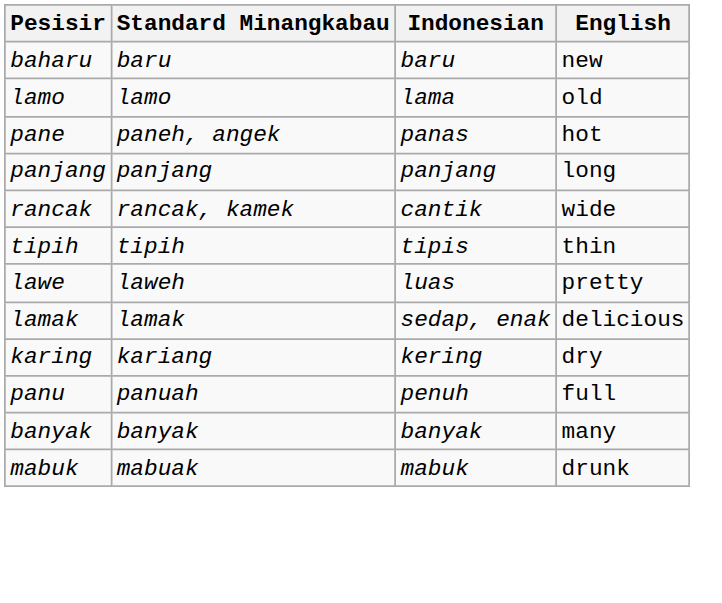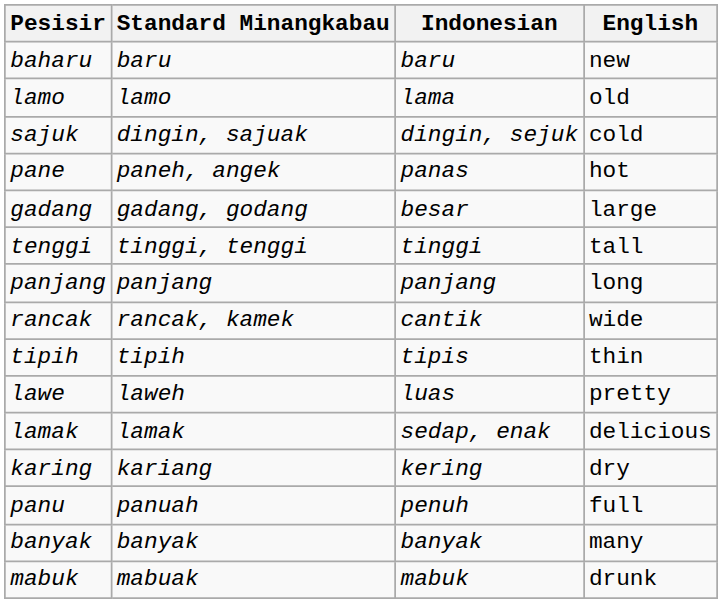+ row: (44, 135)
+ row: (51, 209)
+ row: (51, 246)
